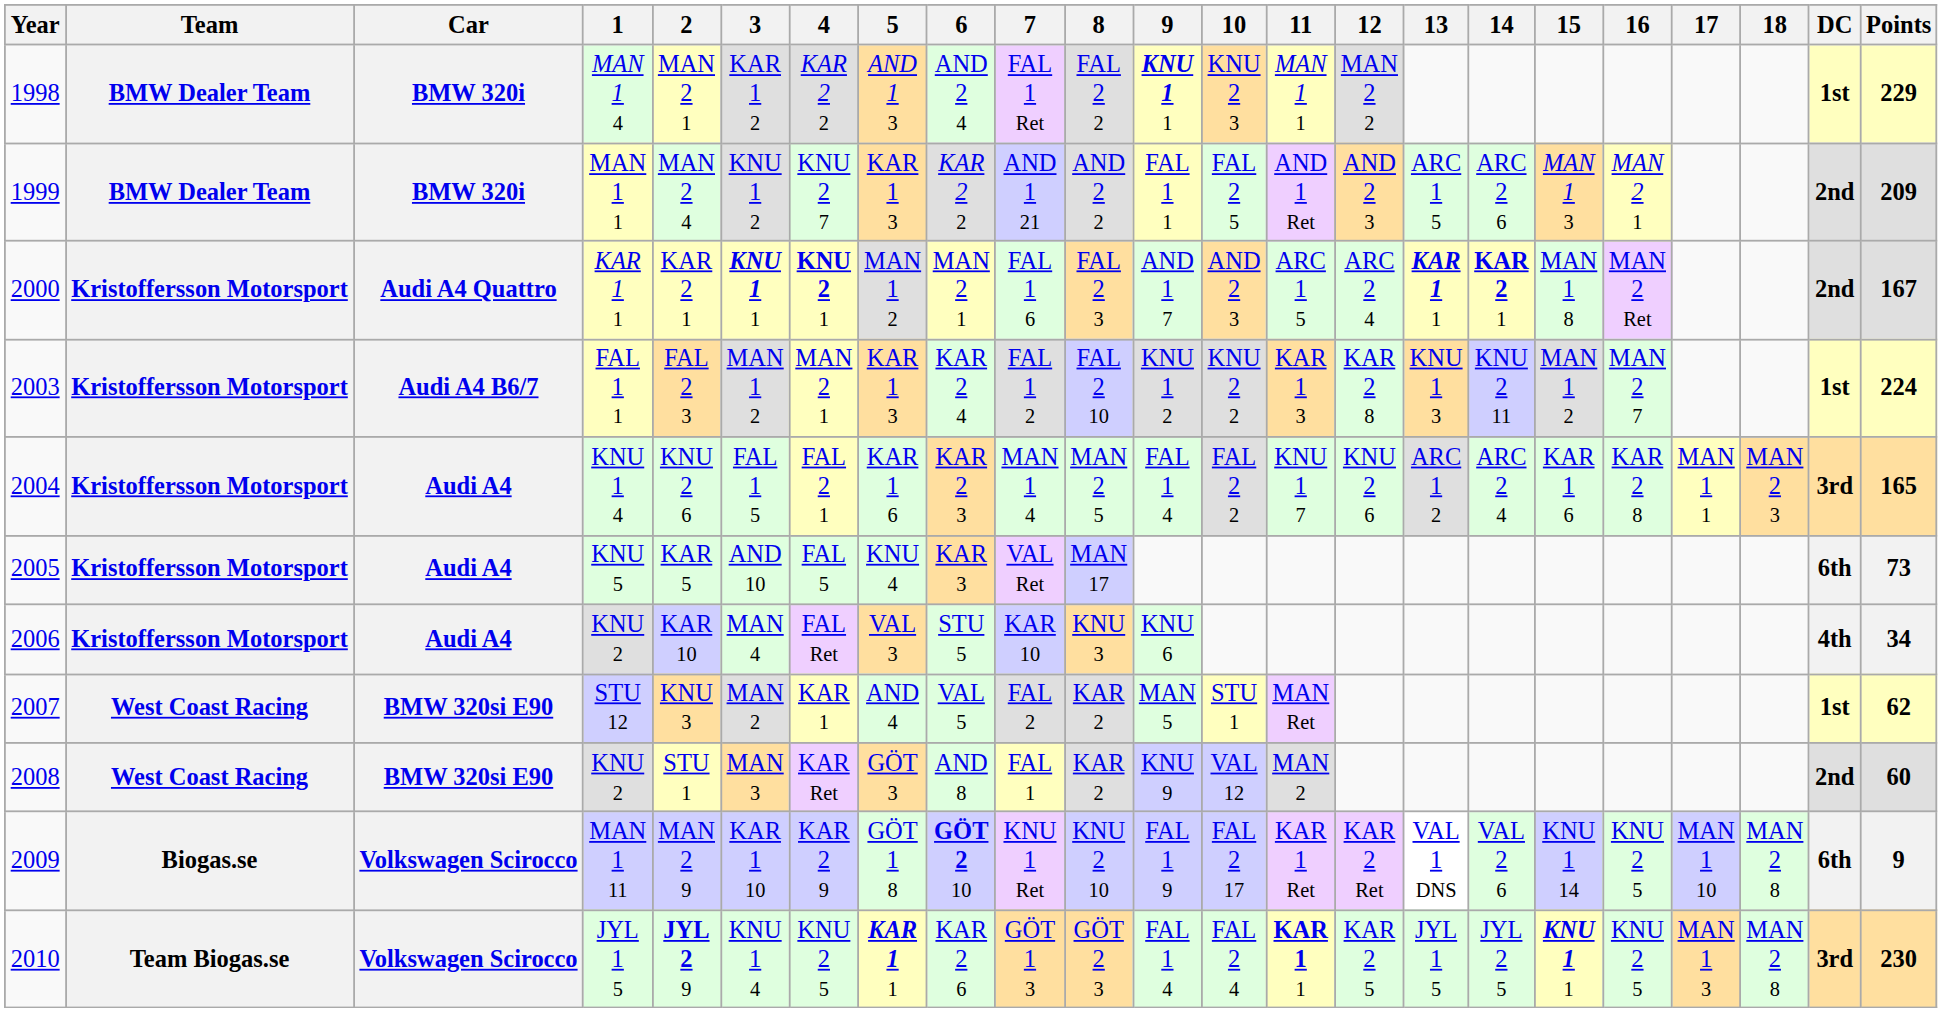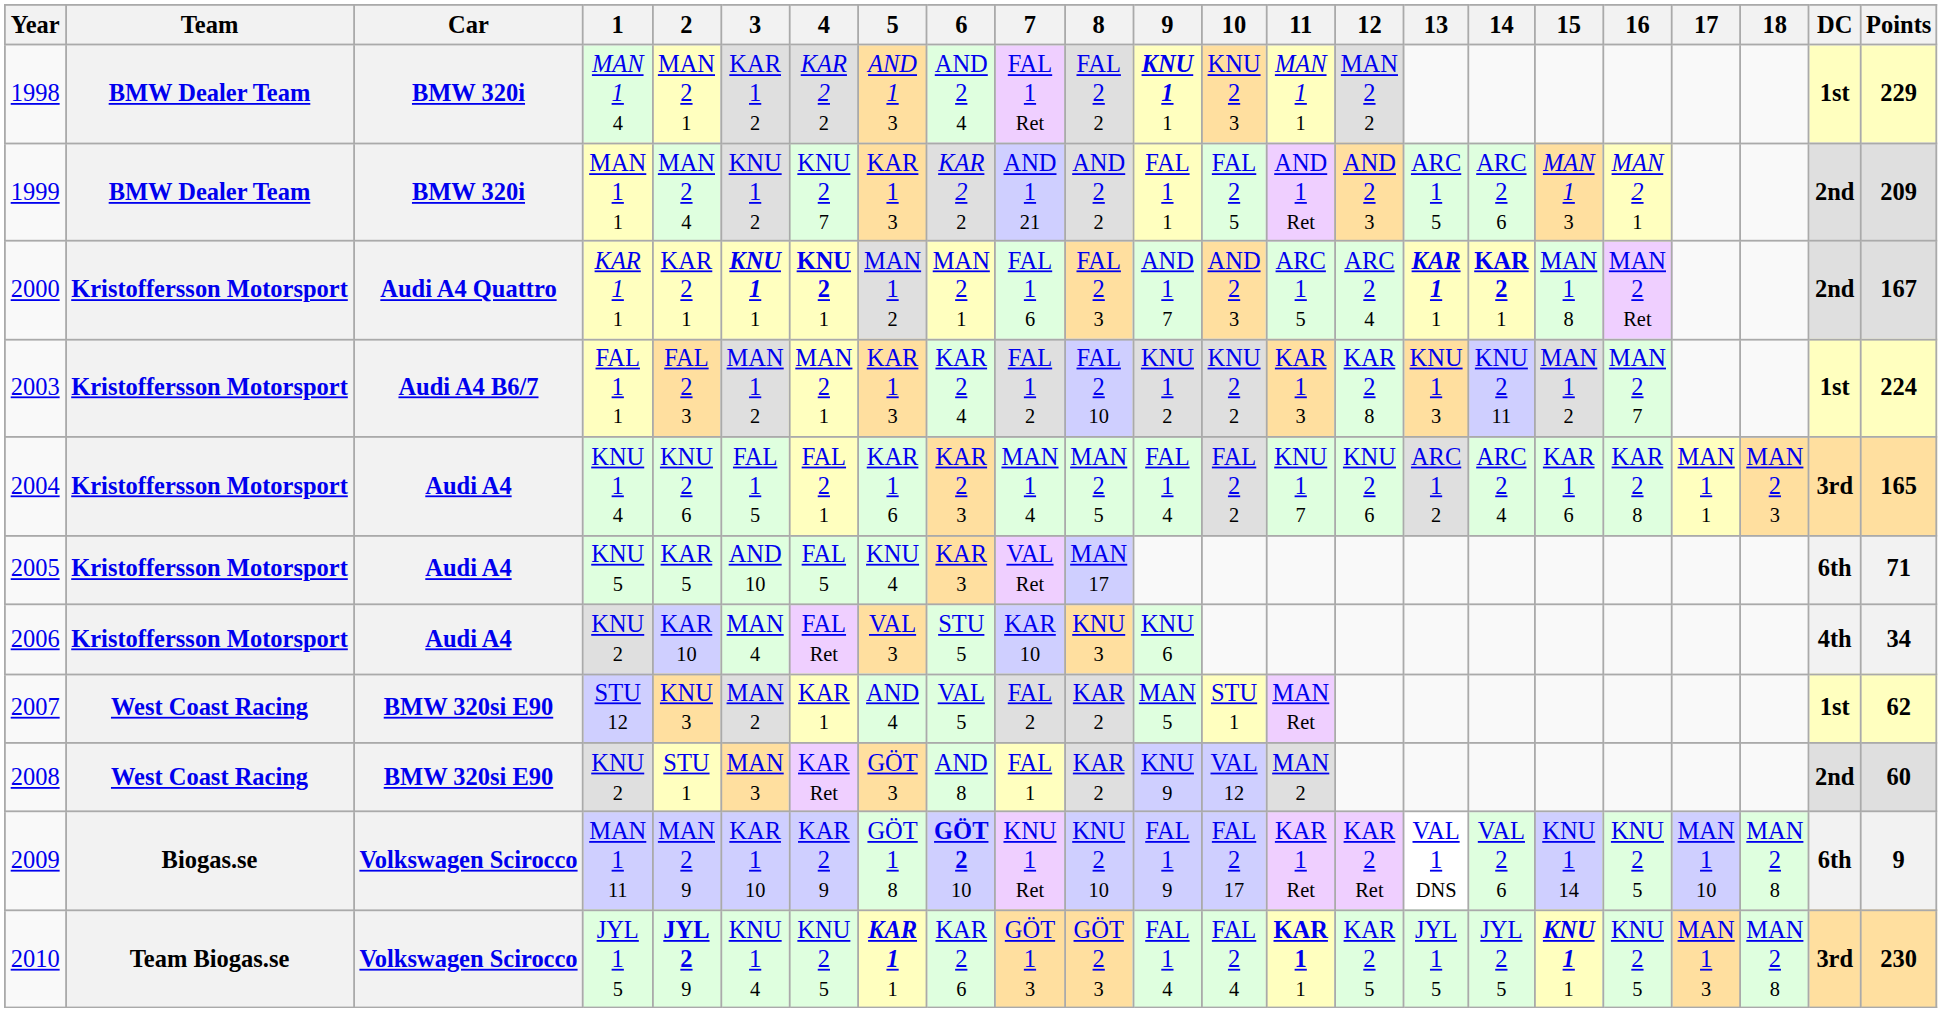(1899, 569) 73 -> (1899, 569) 71
